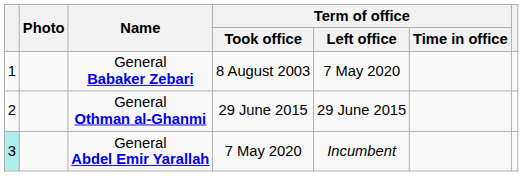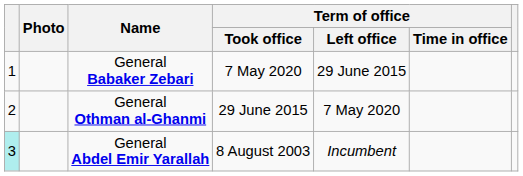(263, 71) 8 August 2003 -> (263, 71) 7 May 2020
(362, 71) 7 May 2020 -> (362, 71) 29 June 2015
(362, 111) 29 June 2015 -> (362, 111) 7 May 2020
(263, 150) 7 May 2020 -> (263, 150) 8 August 2003
